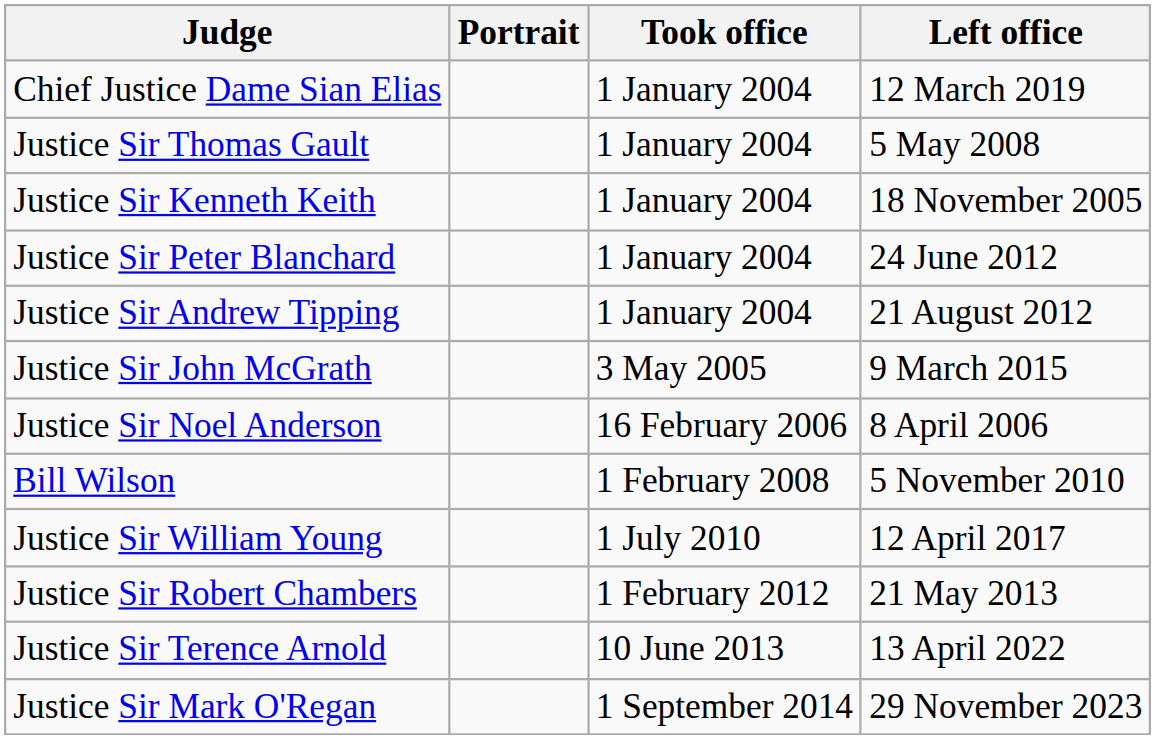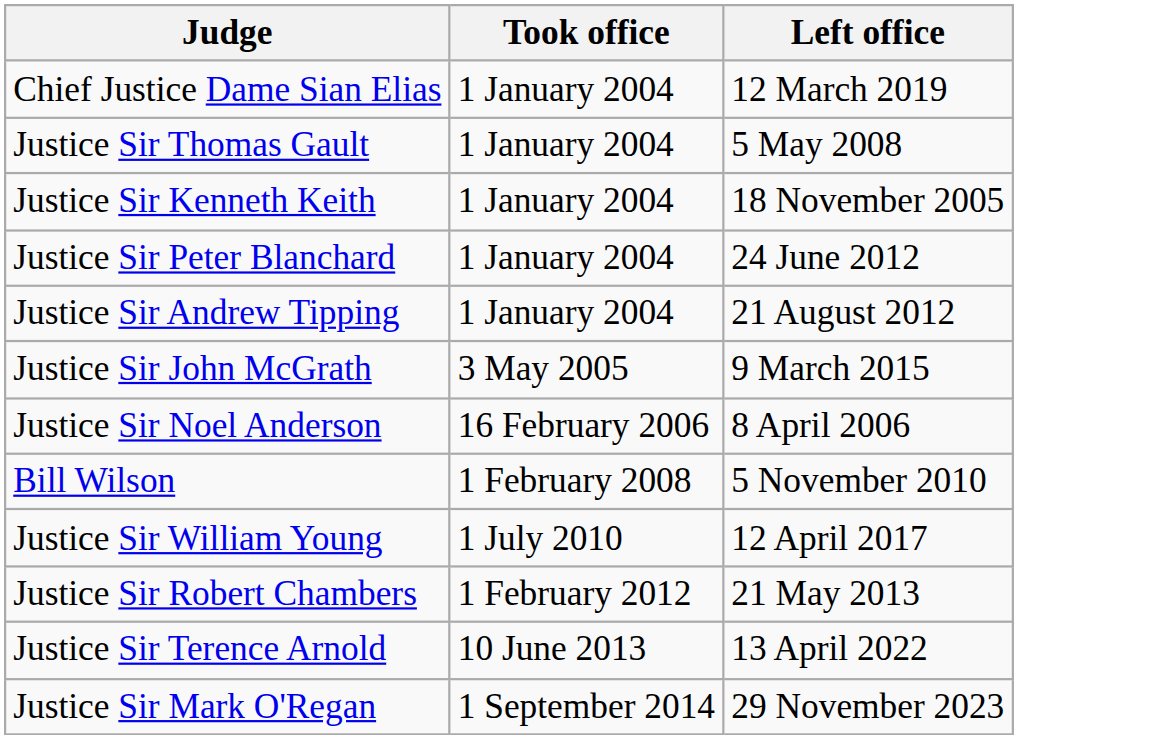- column: (519, 32)
